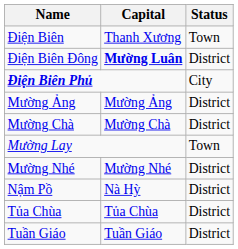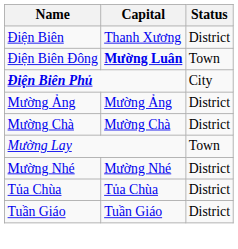(204, 37) Town -> (209, 37) District
(209, 59) District -> (204, 59) Town
- row: (30, 189)
